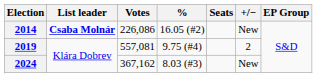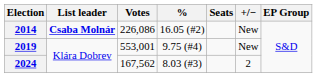(137, 47) 557,081 -> (137, 47) 553,001
(248, 47) 2 -> (248, 47) New
(137, 64) 367,162 -> (137, 64) 167,562
(248, 64) New -> (248, 64) 2
